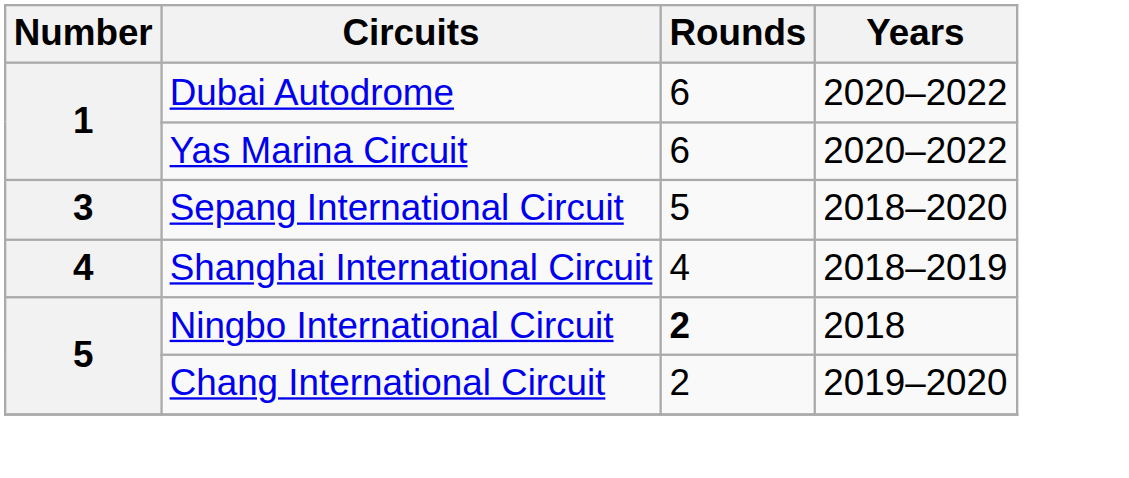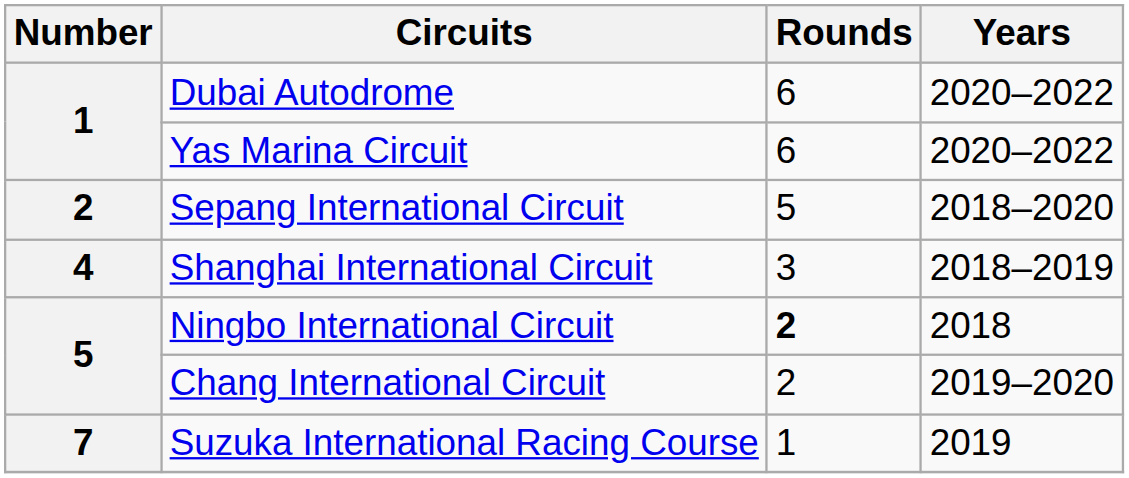(83, 208) 3 -> (83, 208) 2
(680, 267) 4 -> (786, 267) 3
+ row: (464, 442)
